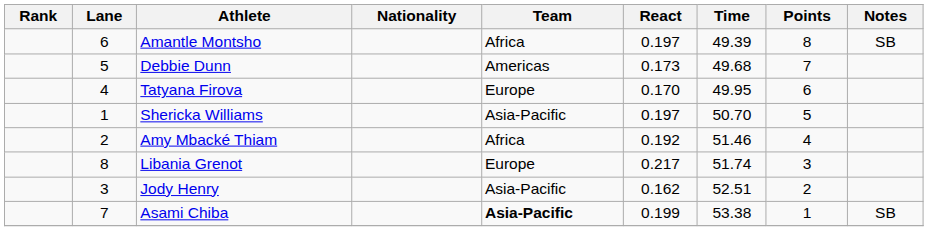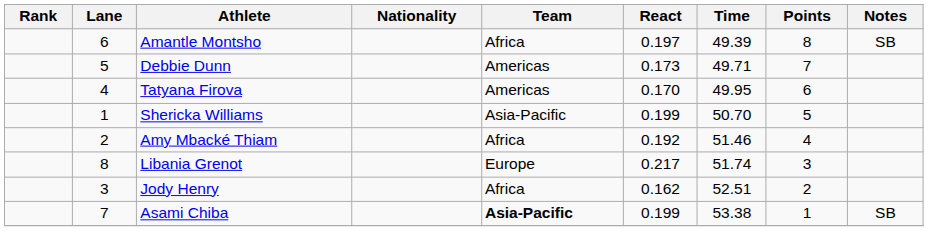(732, 66) 49.68 -> (732, 66) 49.71
(510, 90) Europe -> (517, 90) Americas
(661, 115) 0.197 -> (661, 115) 0.199
(525, 189) Asia-Pacific -> (505, 189) Africa
